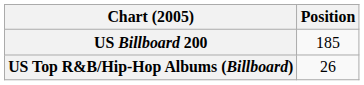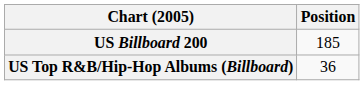(328, 67) 26 -> (328, 67) 36
